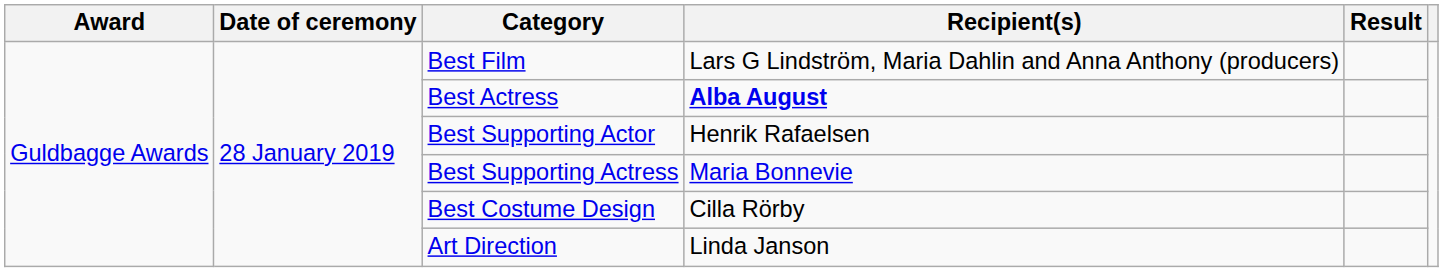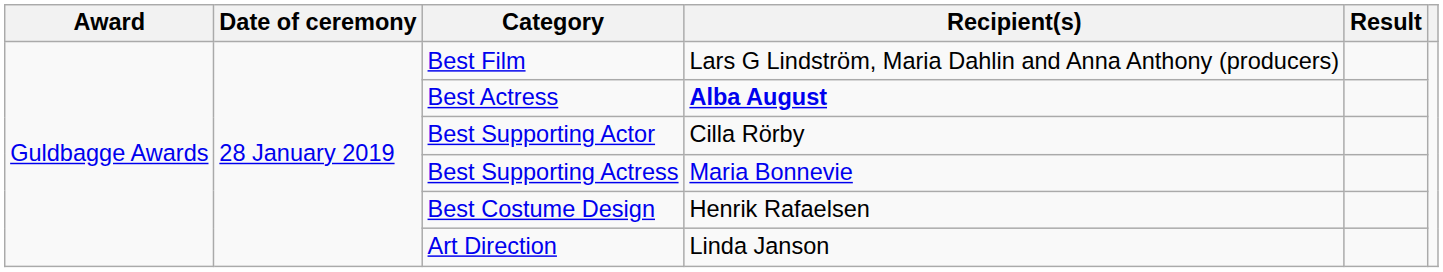(780, 135) Henrik Rafaelsen -> (747, 135) Cilla Rörby
(747, 209) Cilla Rörby -> (780, 209) Henrik Rafaelsen
